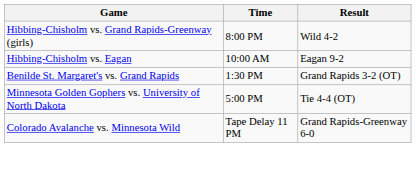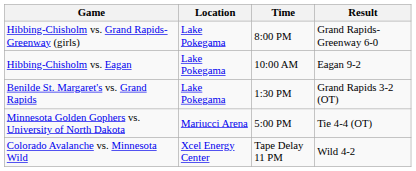+ column: (215, 13)
(319, 36) Wild 4-2 -> (349, 36) Grand Rapids-Greenway 6-0
(354, 128) Grand Rapids-Greenway 6-0 -> (336, 152) Wild 4-2
